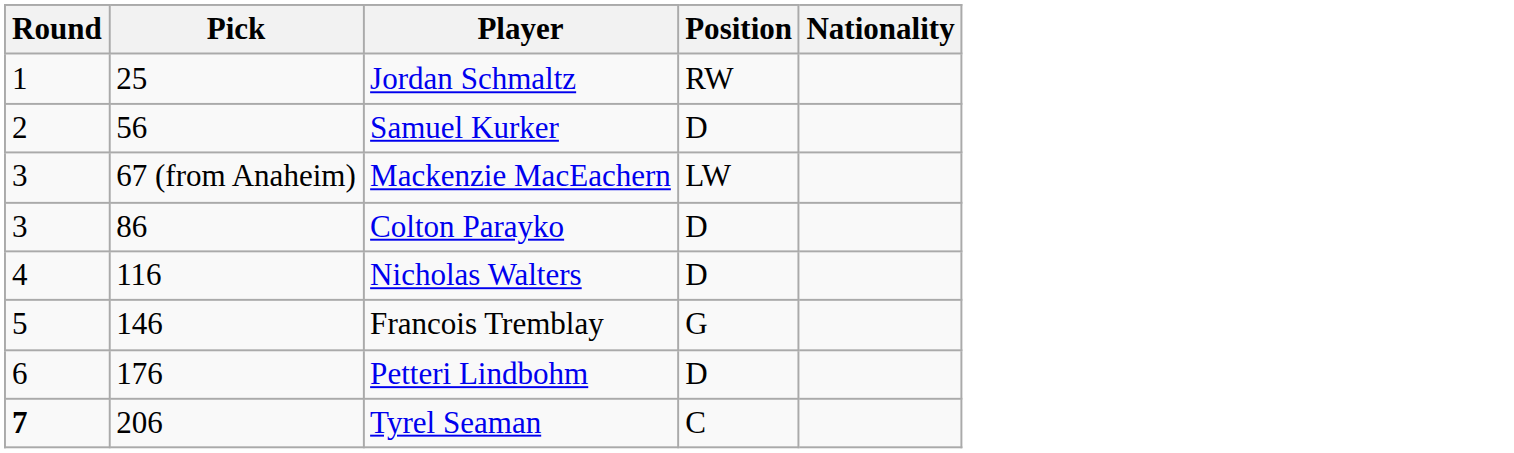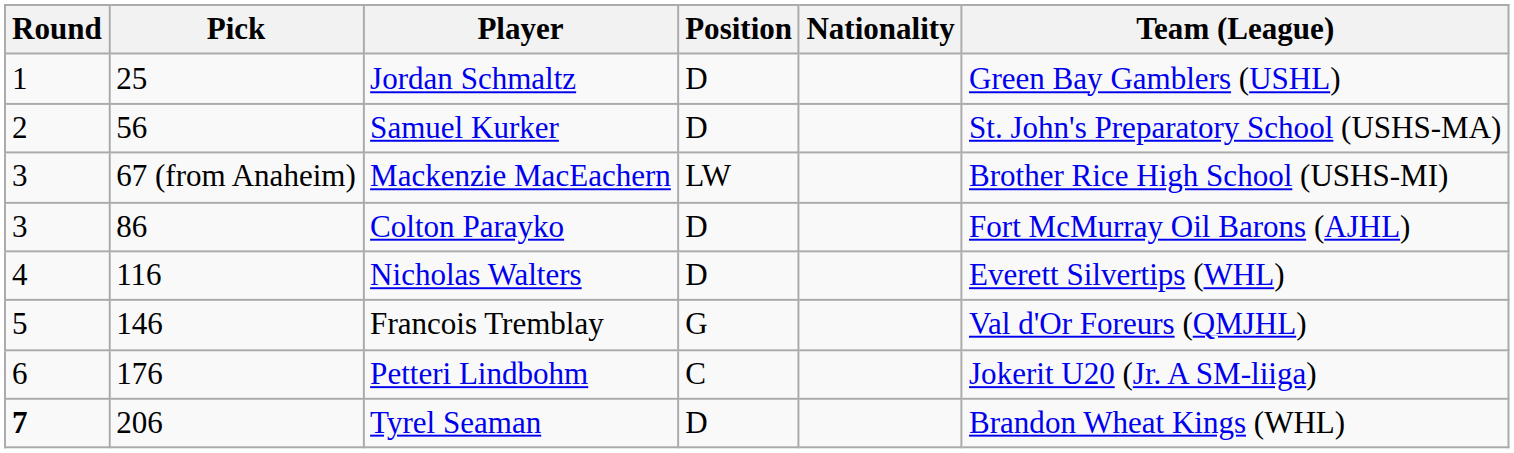+ column: (1235, 29)
(709, 78) RW -> (696, 78) D
(696, 373) D -> (696, 373) C
(696, 422) C -> (696, 422) D
